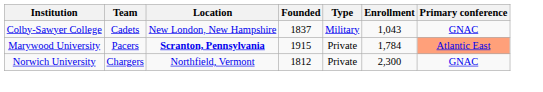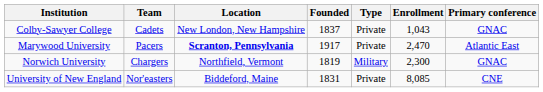(342, 29) Military -> (371, 29) Private
(301, 45) 1915 -> (329, 45) 1917
(389, 45) 1,784 -> (418, 45) 2,470
(464, 45) lightsalmon background -> (492, 45) no background
(301, 62) 1812 -> (329, 62) 1819
(342, 62) Private -> (371, 62) Military
+ row: (64, 78)
